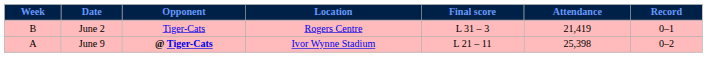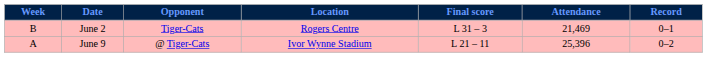(577, 28) 21,419 -> (576, 28) 21,469
(184, 44) bold -> (182, 44) normal
(577, 44) 25,398 -> (576, 44) 25,396
